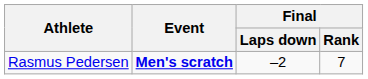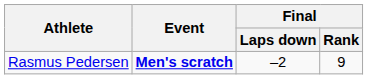(341, 63) 7 -> (341, 63) 9
